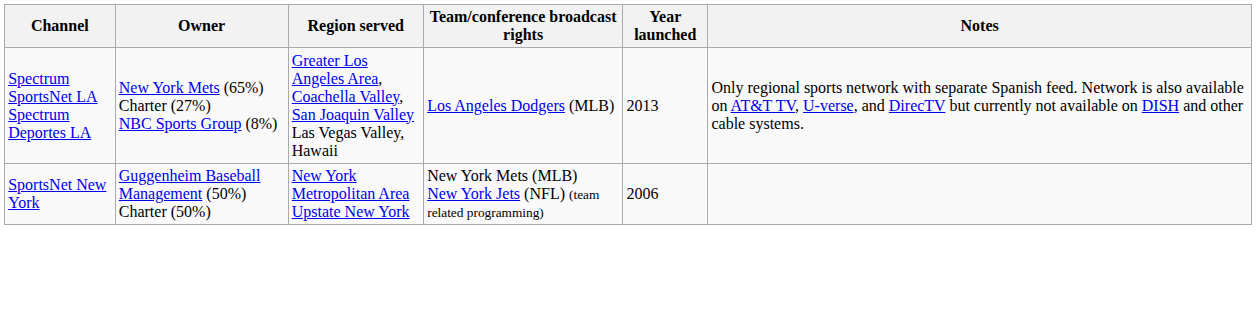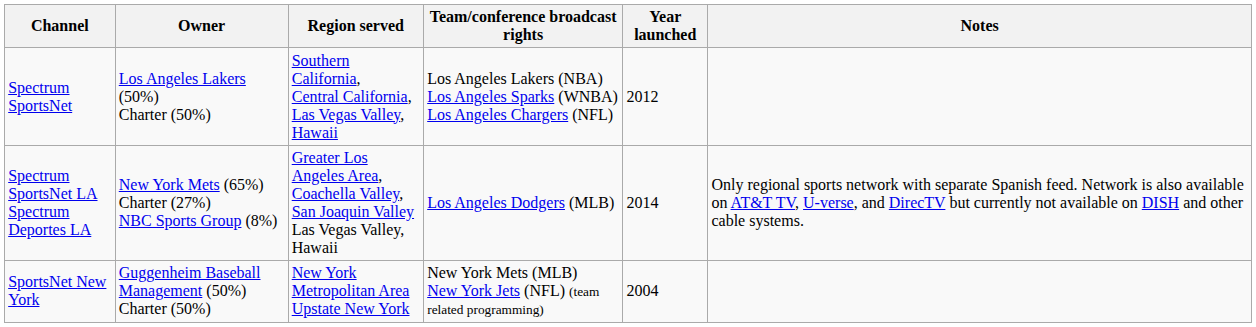+ row: (40, 96)
(642, 105) 2013 -> (642, 202) 2014
(642, 193) 2006 -> (642, 291) 2004
